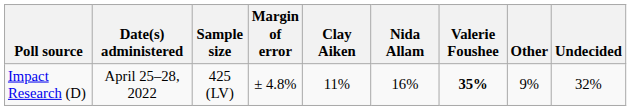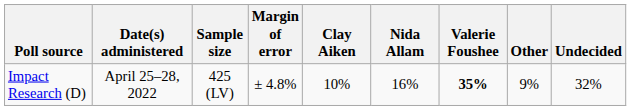(337, 84) 11% -> (337, 84) 10%
